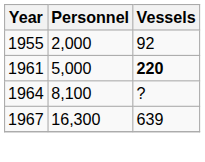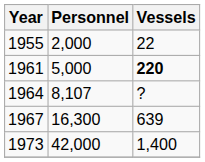(146, 43) 92 -> (146, 43) 22
(71, 94) 8,100 -> (71, 94) 8,107
+ row: (26, 145)
